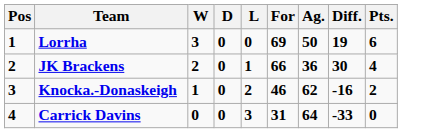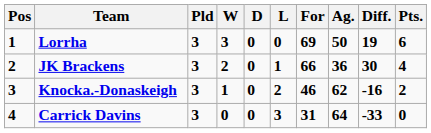+ column: (202, 16)
